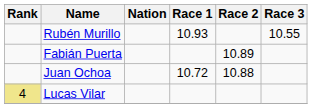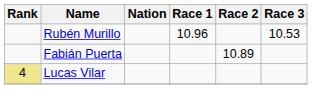(192, 34) 10.93 -> (192, 34) 10.96
(284, 34) 10.55 -> (284, 34) 10.53
- row: (77, 73)
